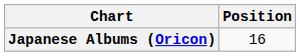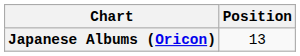(257, 40) 16 -> (257, 40) 13
